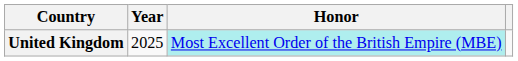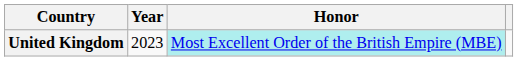(147, 42) 2025 -> (147, 42) 2023
